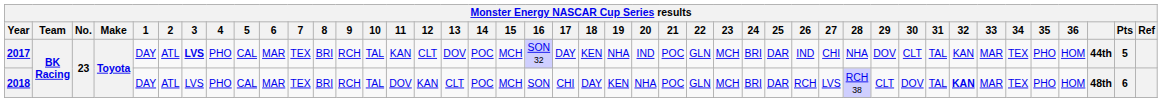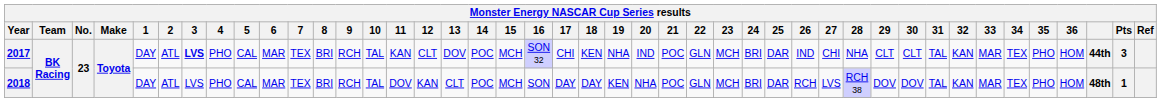(565, 54) DAY -> (565, 54) CHI
(885, 54) DOV -> (885, 54) CLT
(1125, 54) 5 -> (1124, 54) 3
(565, 83) CHI -> (565, 83) DAY
(885, 83) CLT -> (885, 83) DOV
(963, 83) bold -> (963, 83) normal
(1125, 83) 6 -> (1124, 83) 1
